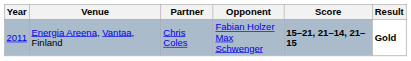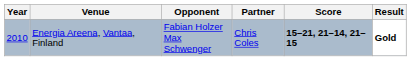columns swapped: (187, 12) <-> (249, 12)
(17, 38) 2011 -> (17, 38) 2010
